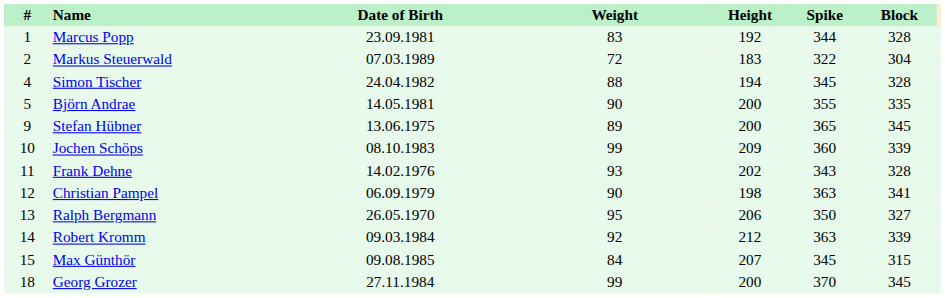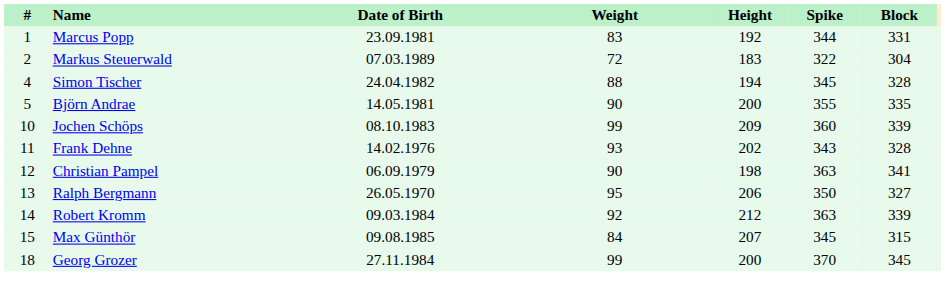(899, 37) 328 -> (899, 37) 331
- row: (97, 126)
